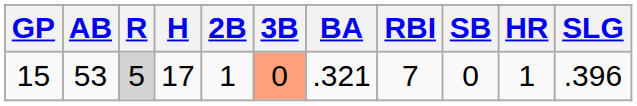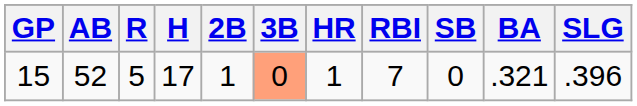columns swapped: (527, 28) <-> (342, 28)
(90, 75) 53 -> (90, 75) 52
(137, 75) lightgrey background -> (137, 75) no background
